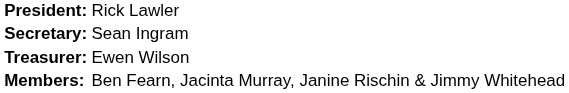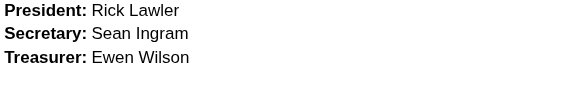- row: (44, 80)
